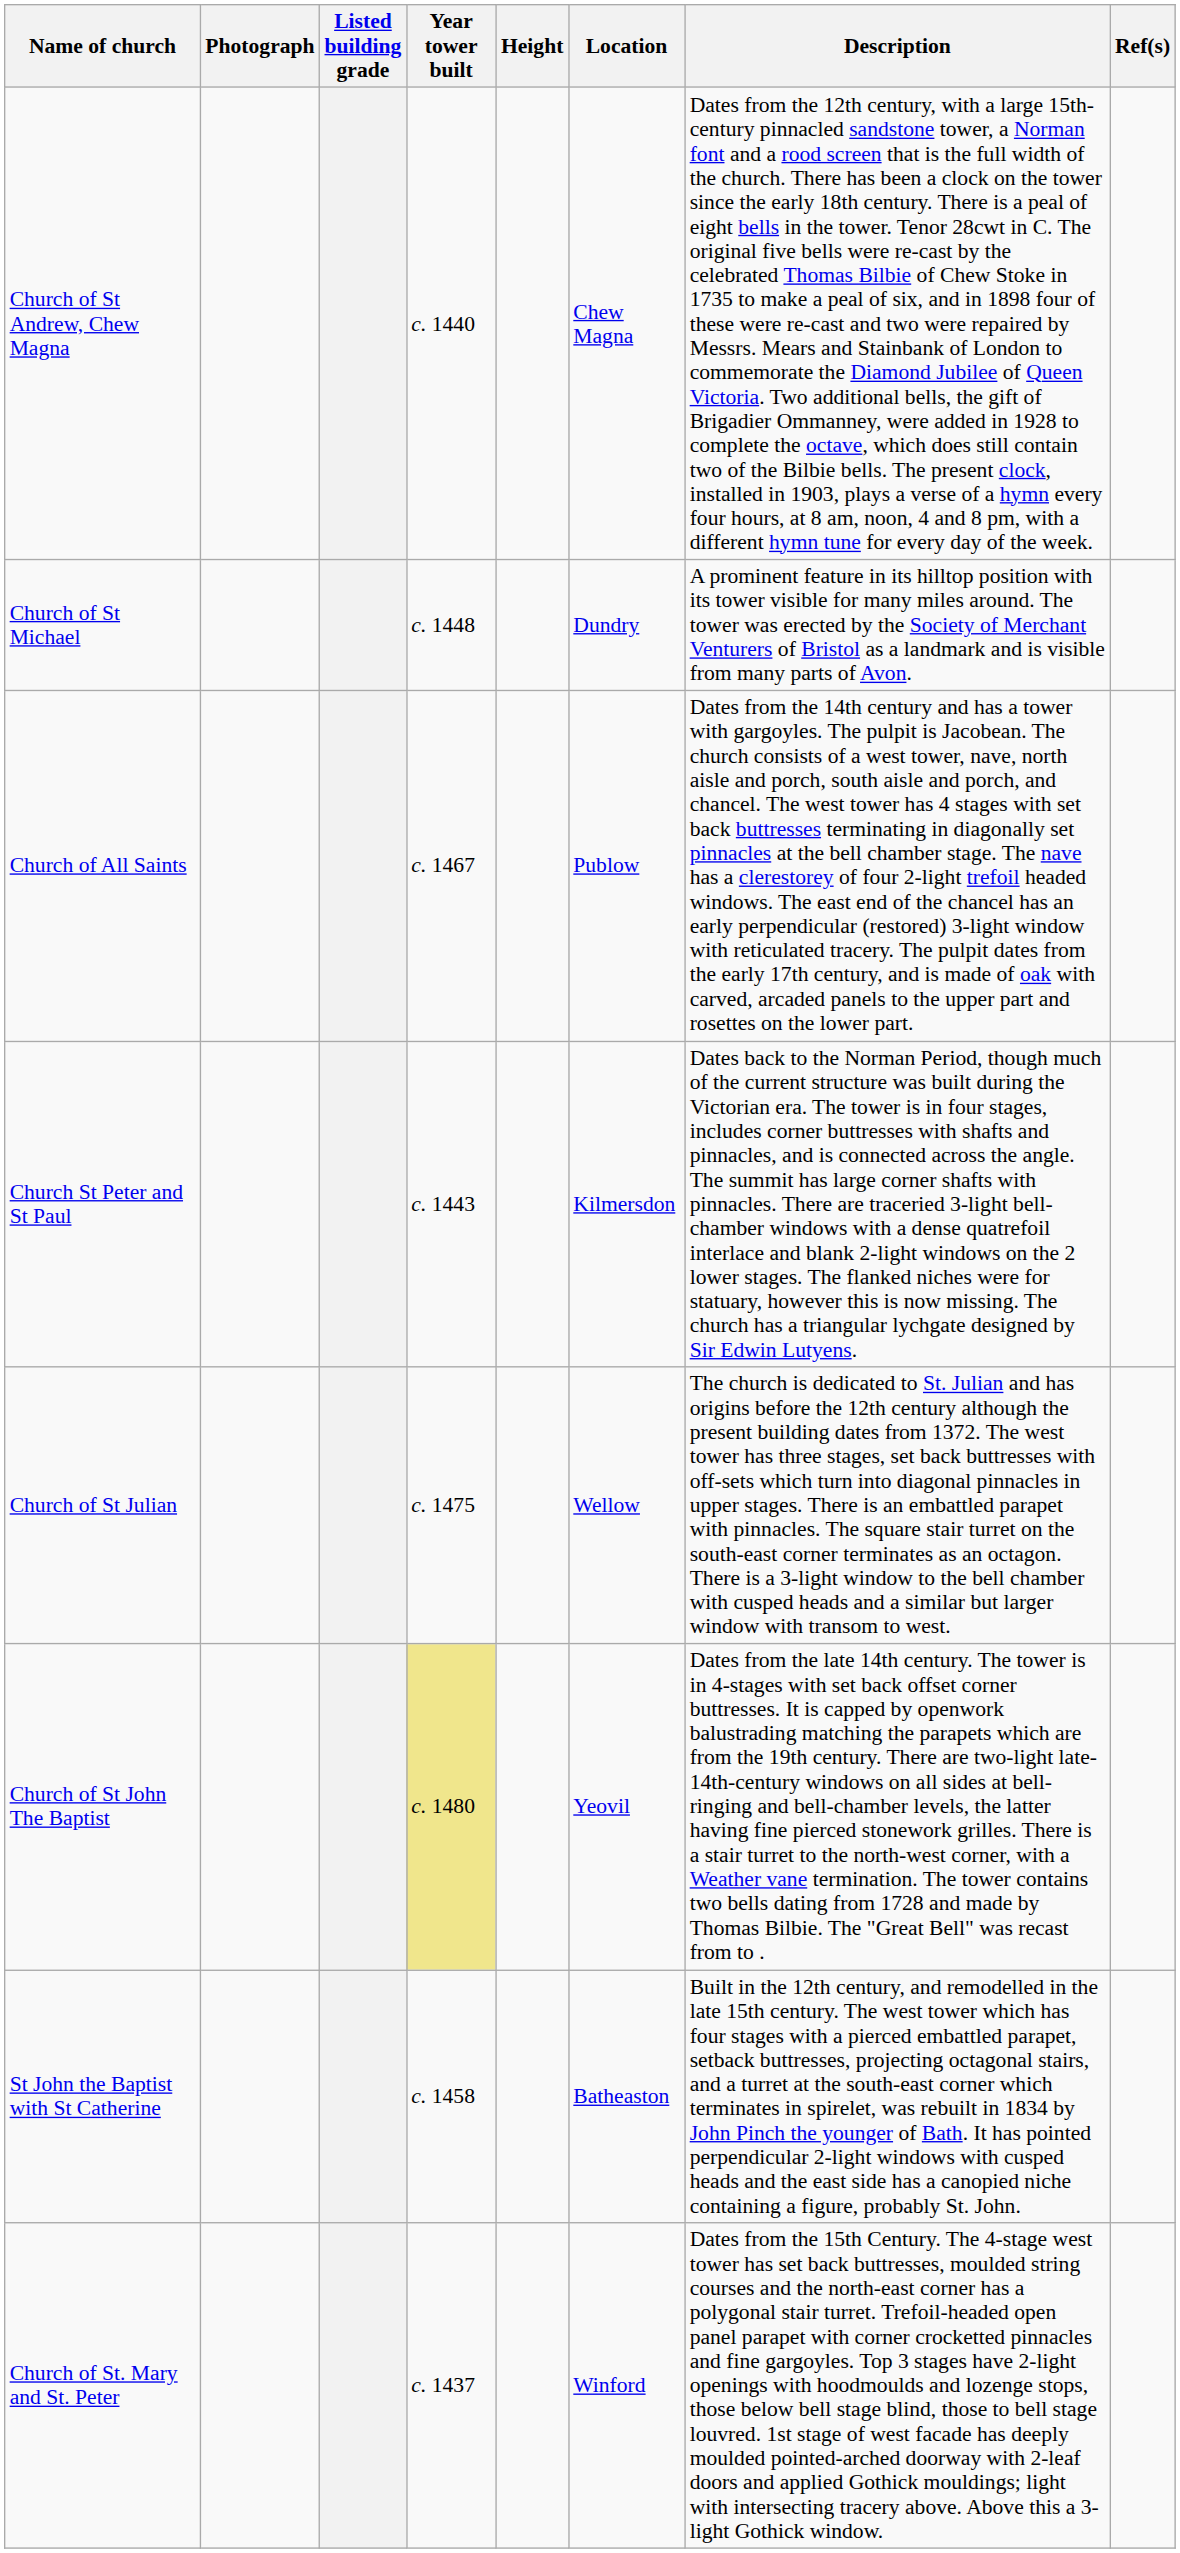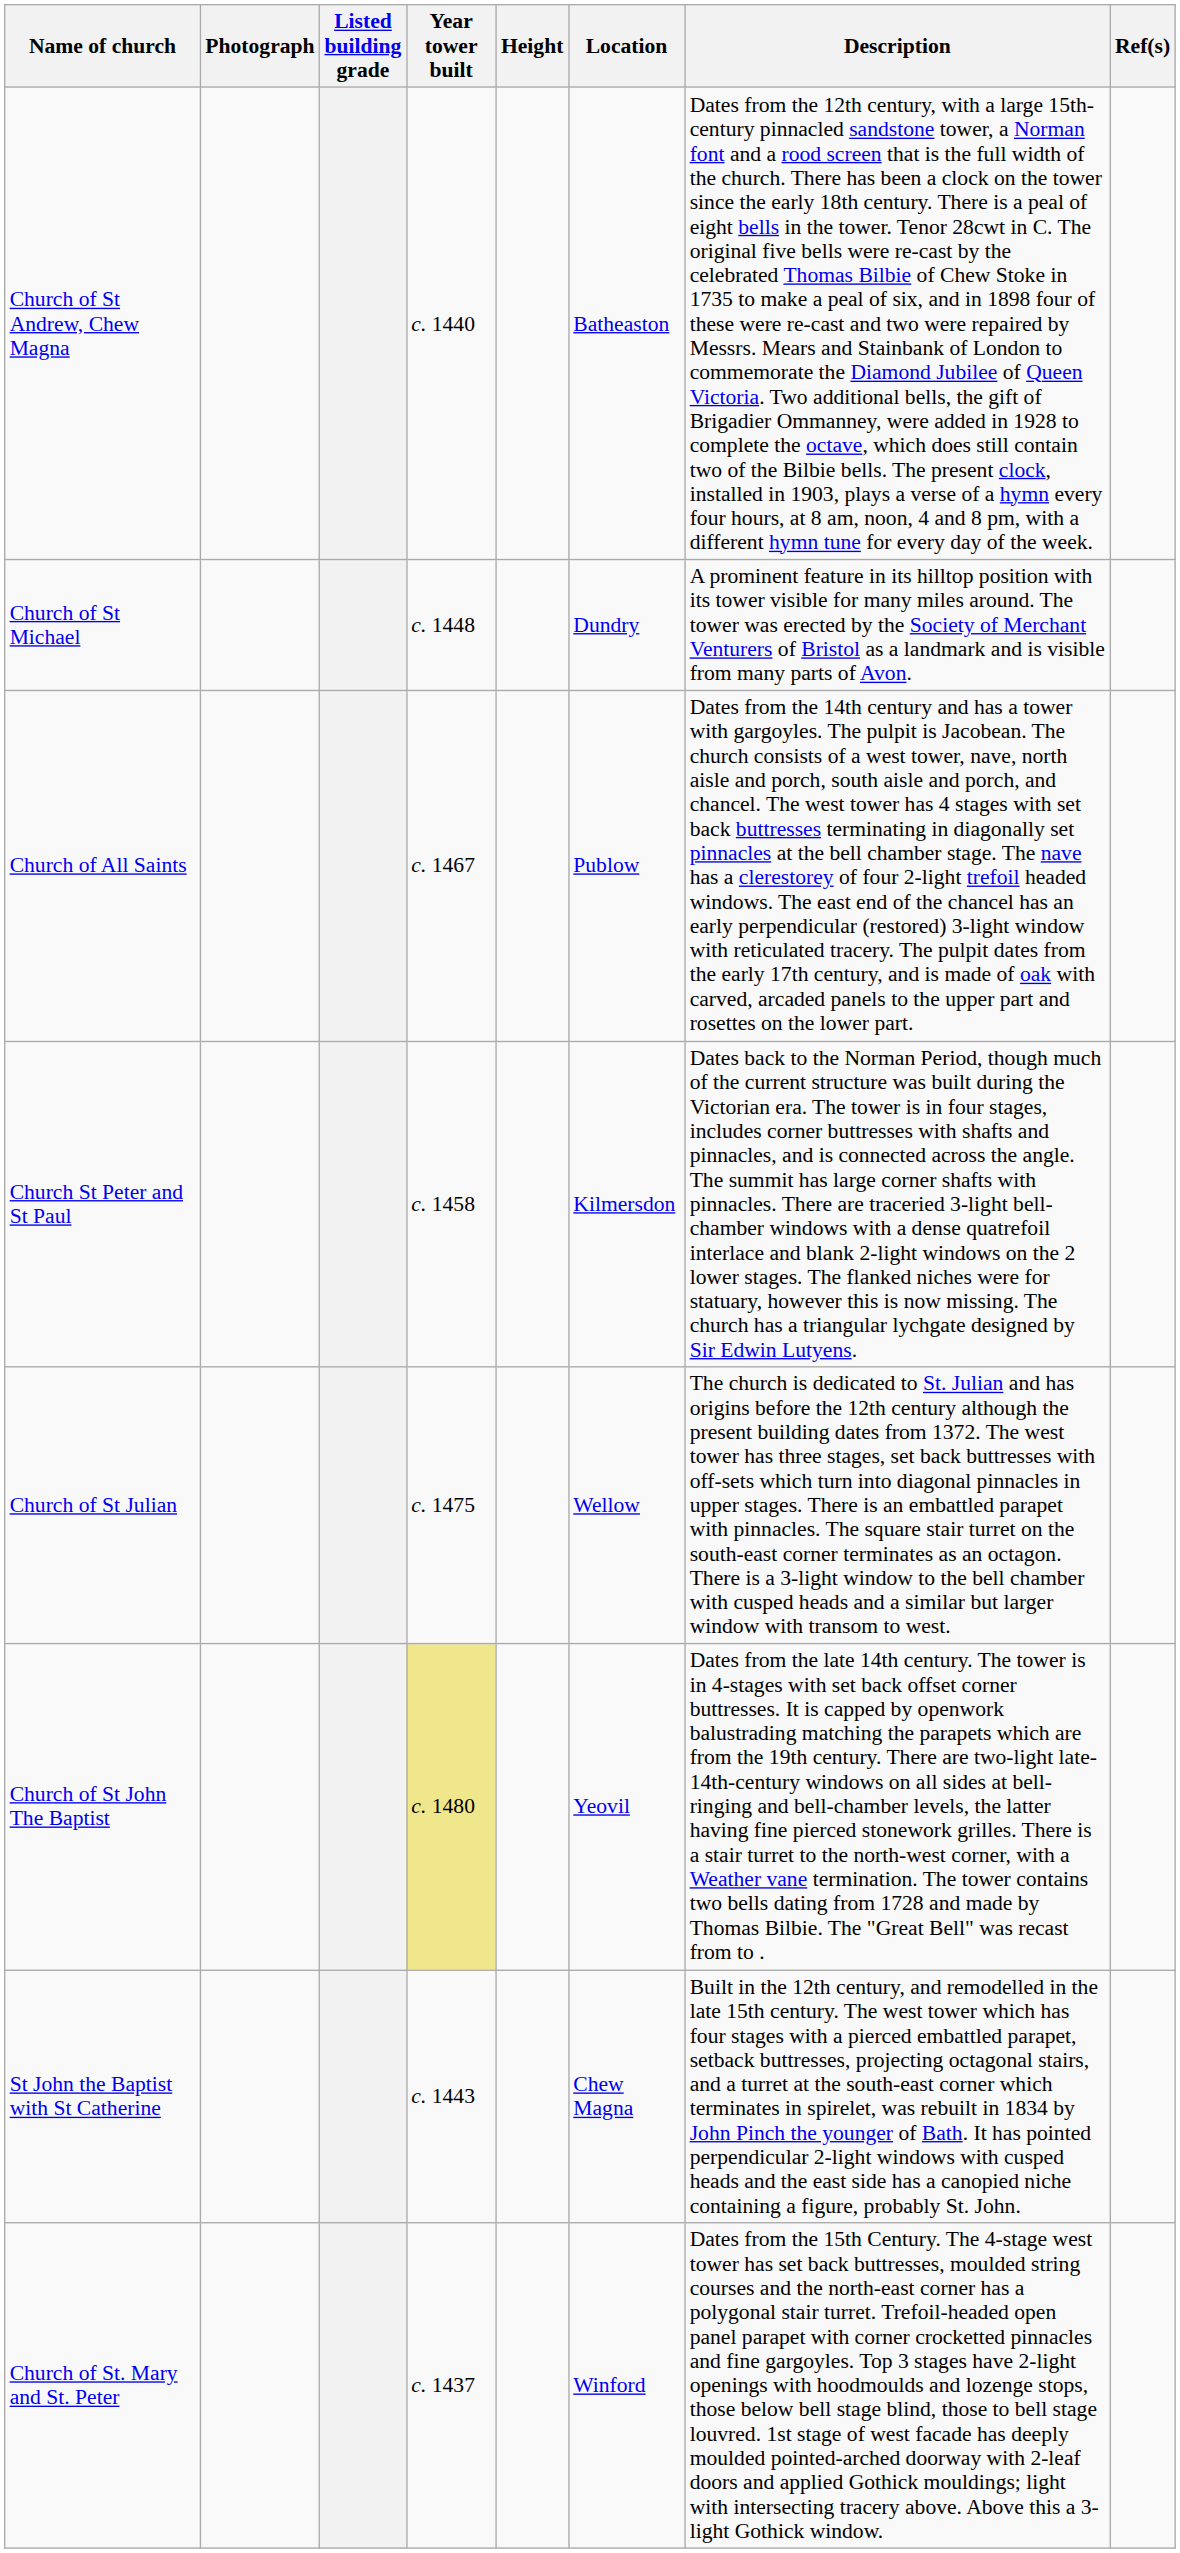(603, 323) Chew Magna -> (621, 323) Batheaston
(443, 1203) c. 1443 -> (443, 1203) c. 1458
(443, 2096) c. 1458 -> (443, 2096) c. 1443
(621, 2096) Batheaston -> (603, 2096) Chew Magna
